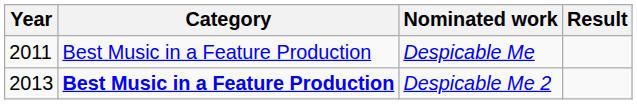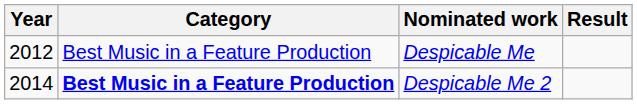(31, 51) 2011 -> (31, 51) 2012
(31, 83) 2013 -> (31, 83) 2014
